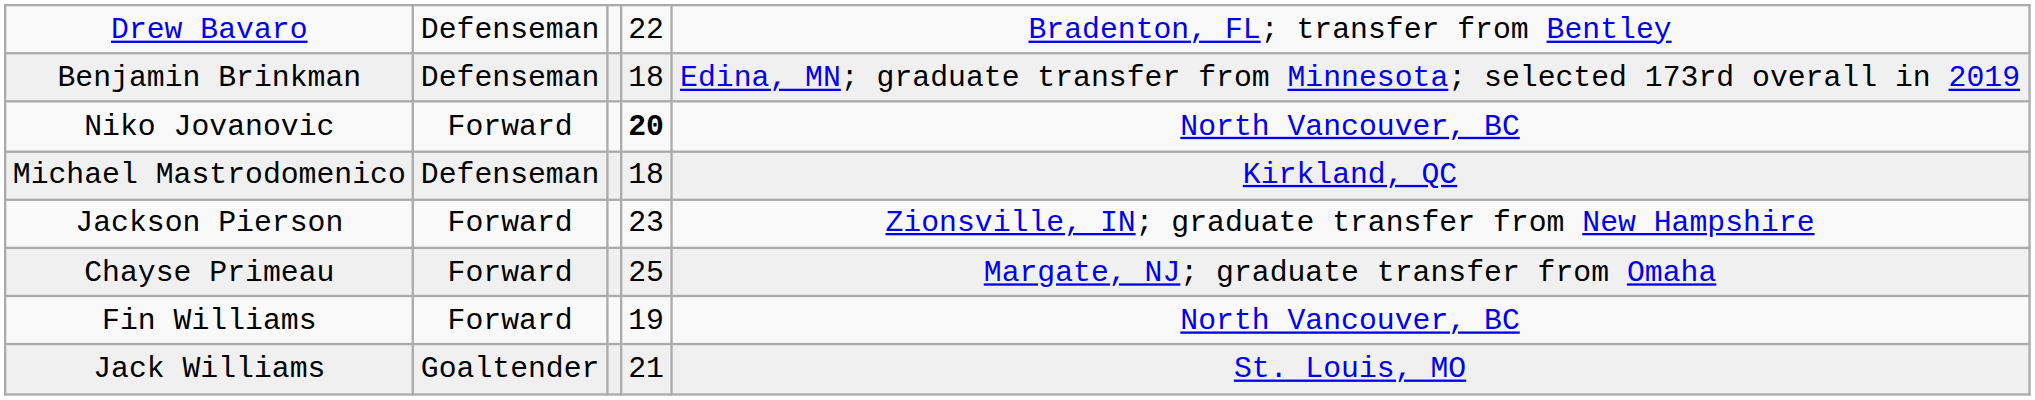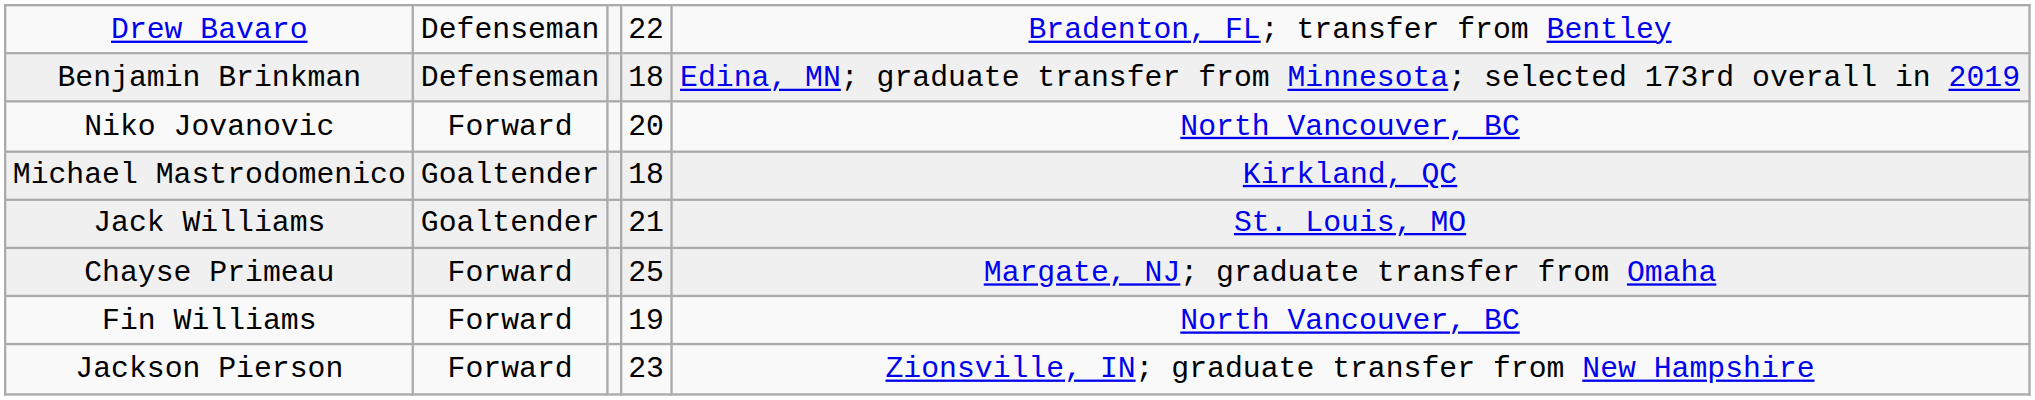(646, 126) bold -> (646, 126) normal
(510, 175) Defenseman -> (510, 175) Goaltender
rows swapped: (209, 223) <-> (209, 369)
